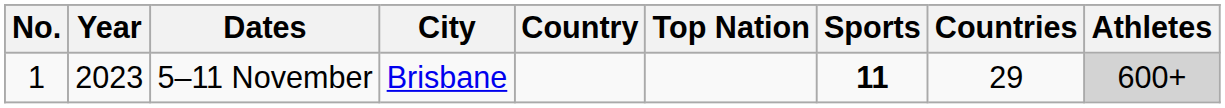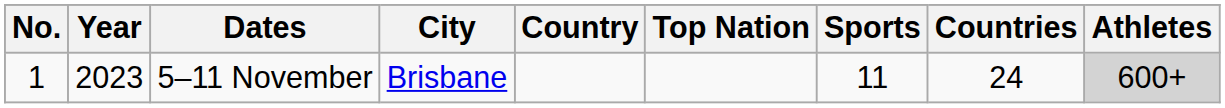(872, 77) bold -> (872, 77) normal
(1006, 77) 29 -> (1006, 77) 24
